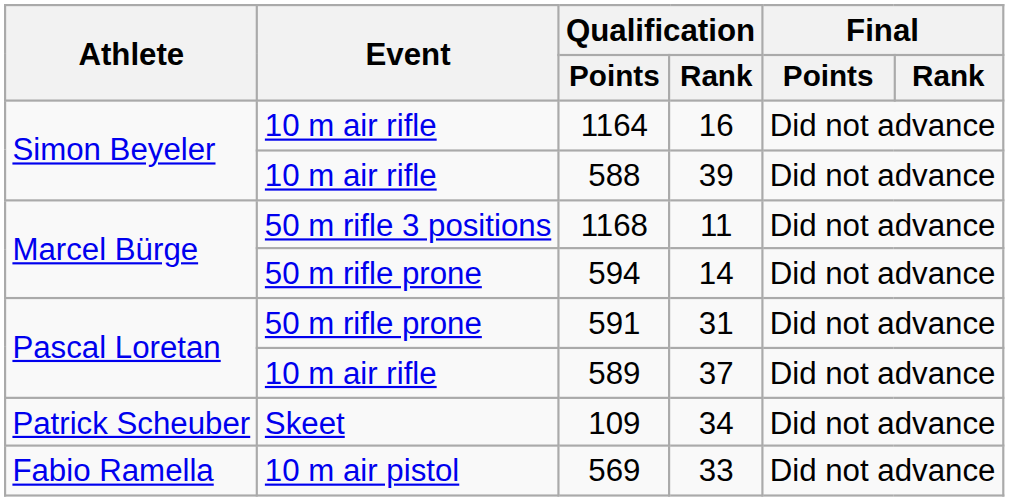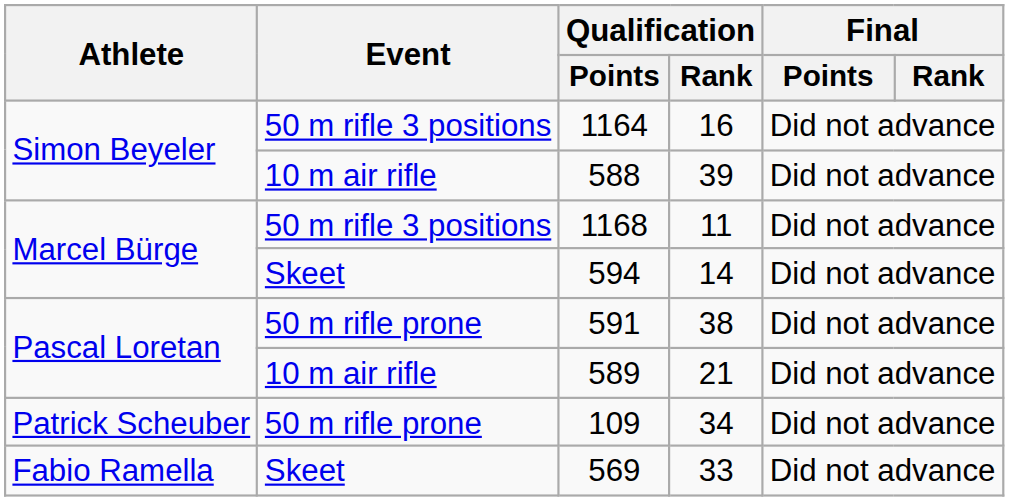(351, 126) 10 m air rifle -> (408, 126) 50 m rifle 3 positions
(373, 274) 50 m rifle prone -> (305, 274) Skeet
(716, 324) 31 -> (716, 324) 38
(716, 373) 37 -> (716, 373) 21
(305, 422) Skeet -> (373, 422) 50 m rifle prone
(362, 472) 10 m air pistol -> (305, 472) Skeet
